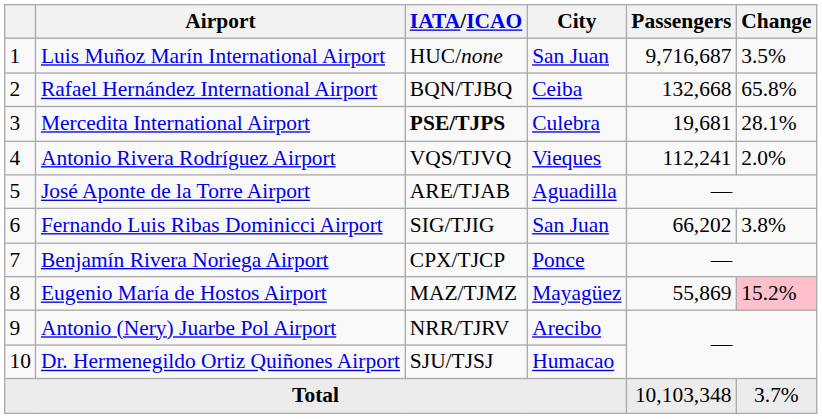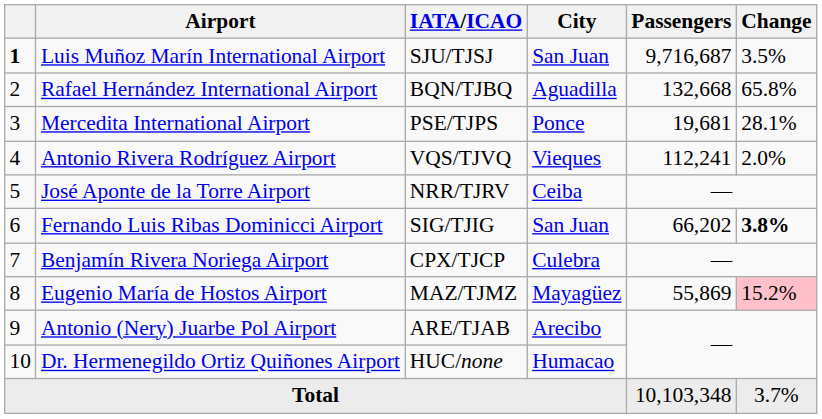(15, 55) normal -> (15, 55) bold
(456, 55) HUC/none -> (452, 55) SJU/TJSJ
(557, 89) Ceiba -> (574, 89) Aguadilla
(458, 123) bold -> (454, 123) normal
(566, 123) Culebra -> (558, 123) Ponce
(460, 191) ARE/TJAB -> (460, 191) NRR/TJRV
(574, 191) Aguadilla -> (557, 191) Ceiba
(764, 225) normal -> (765, 225) bold
(558, 259) Ponce -> (566, 259) Culebra
(460, 327) NRR/TJRV -> (460, 327) ARE/TJAB
(452, 361) SJU/TJSJ -> (456, 361) HUC/none
